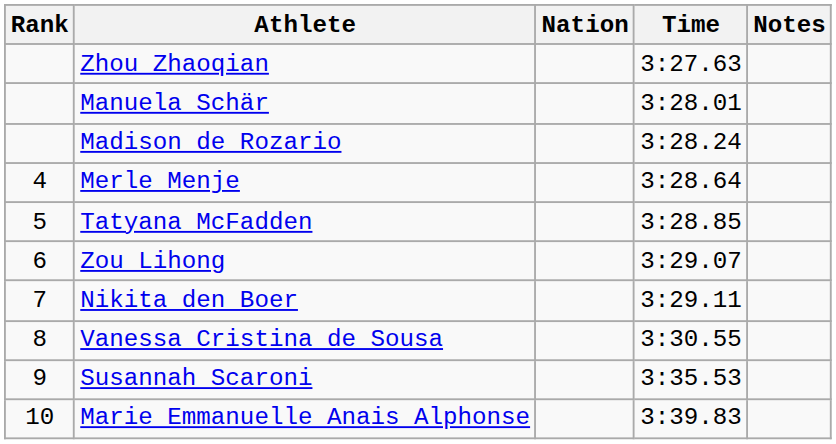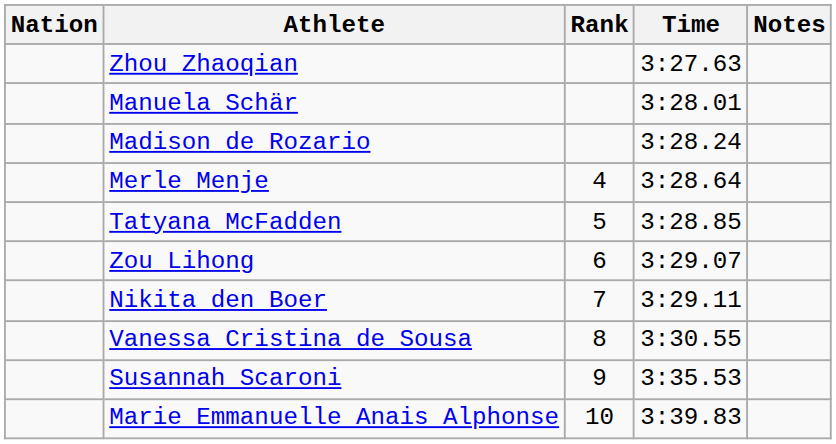columns swapped: (40, 25) <-> (585, 25)
